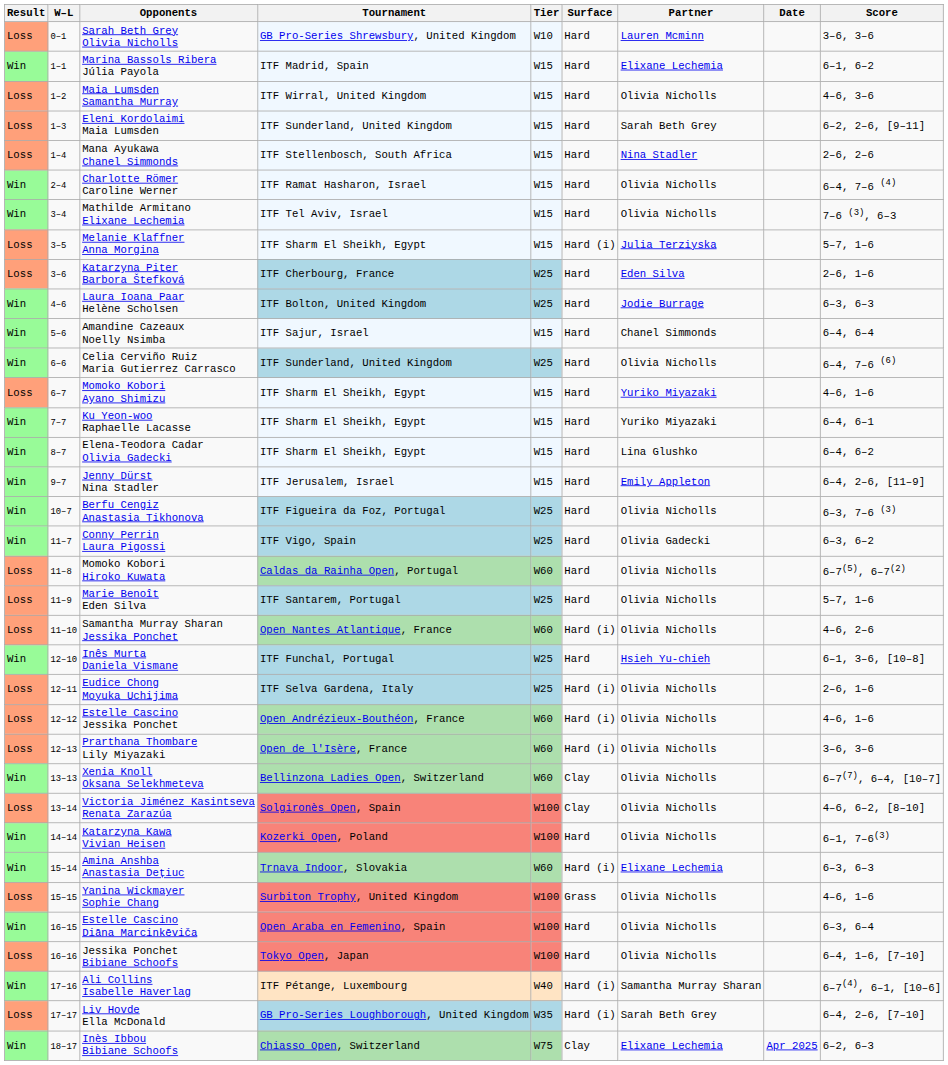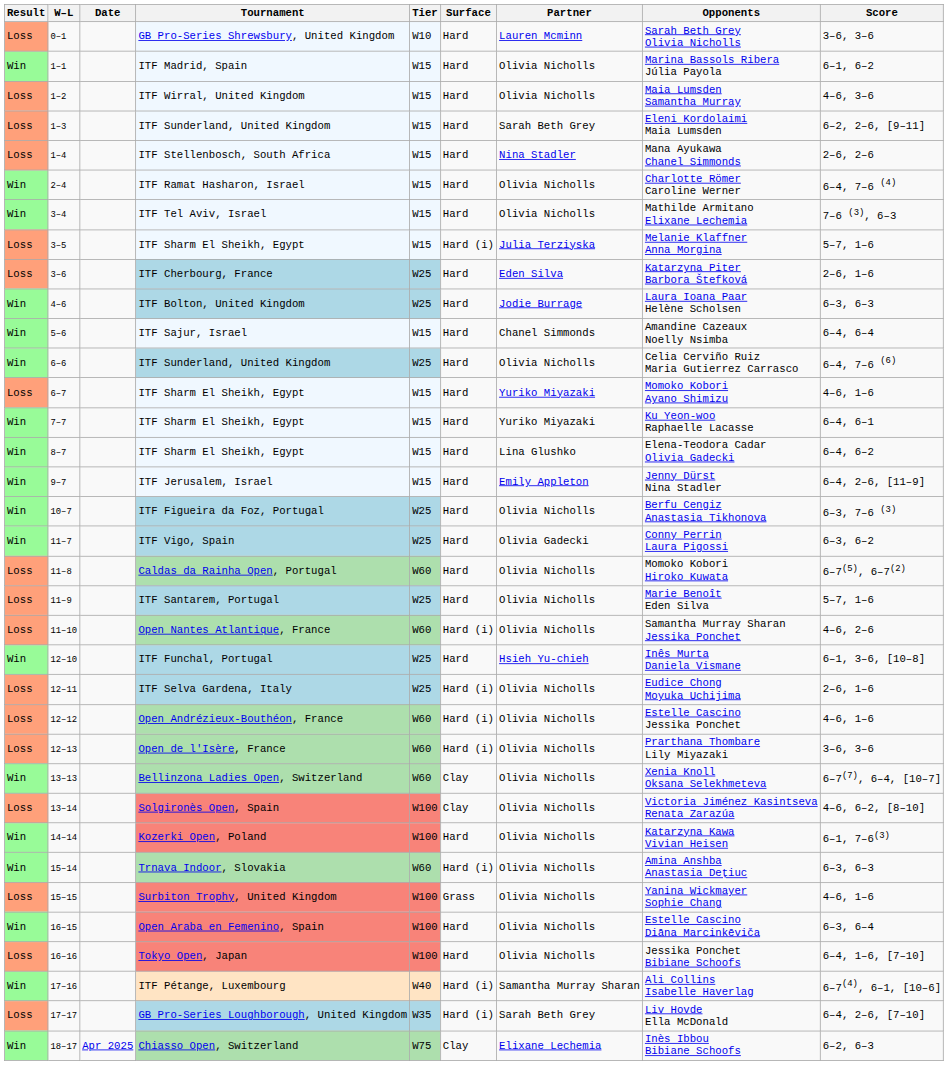columns swapped: (792, 13) <-> (168, 13)
(672, 66) Elixane Lechemia -> (547, 66) Olivia Nicholls
(672, 867) Elixane Lechemia -> (547, 867) Olivia Nicholls
